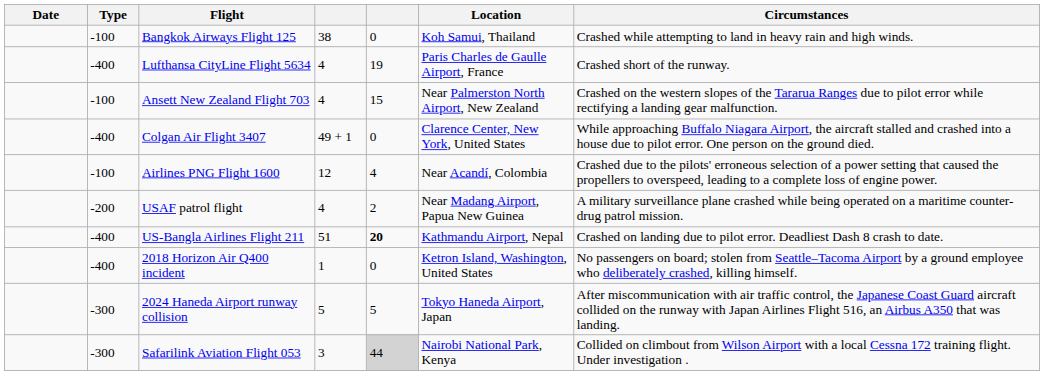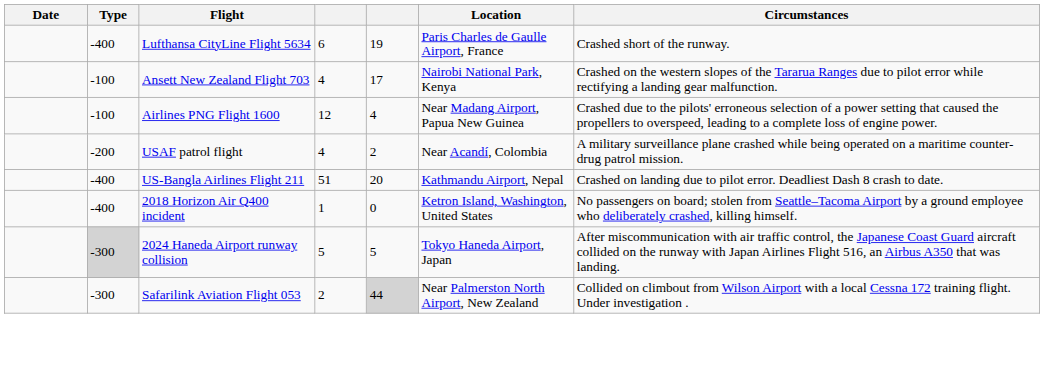- row: (219, 36)
(321, 64) 4 -> (321, 43) 6
(376, 100) 15 -> (376, 79) 17
(483, 100) Near Palmerston North Airport, New Zealand -> (482, 79) Nairobi National Park, Kenya
- row: (204, 136)
(484, 172) Near Acandí, Colombia -> (480, 115) Near Madang Airport, Papua New Guinea
(480, 208) Near Madang Airport, Papua New Guinea -> (484, 151) Near Acandí, Colombia
(376, 237) bold -> (376, 180) normal
(102, 309) no background -> (102, 252) lightgrey background
(321, 352) 3 -> (321, 295) 2
(482, 352) Nairobi National Park, Kenya -> (483, 295) Near Palmerston North Airport, New Zealand
